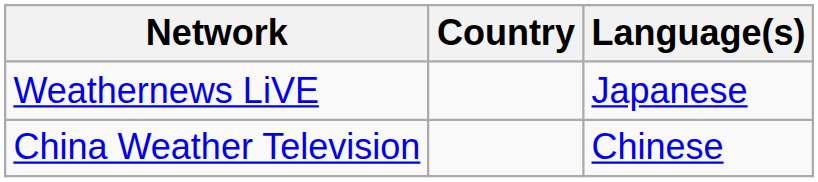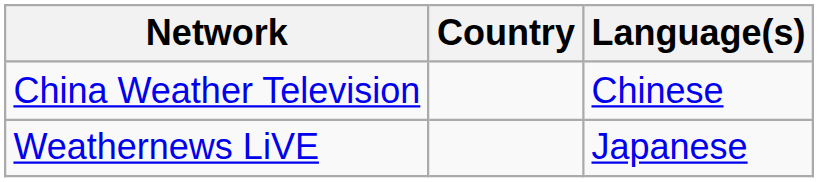rows swapped: (217, 147) <-> (166, 90)
